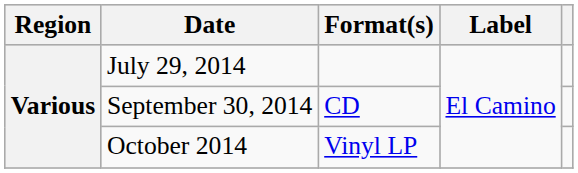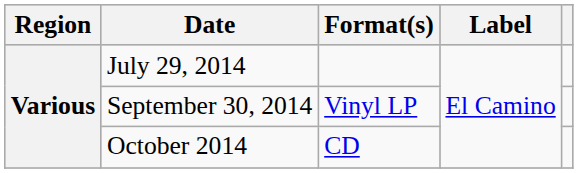(342, 106) CD -> (371, 106) Vinyl LP
(371, 146) Vinyl LP -> (342, 146) CD
